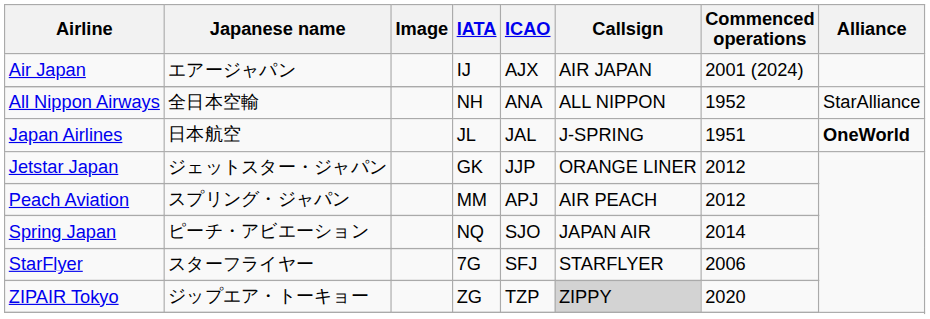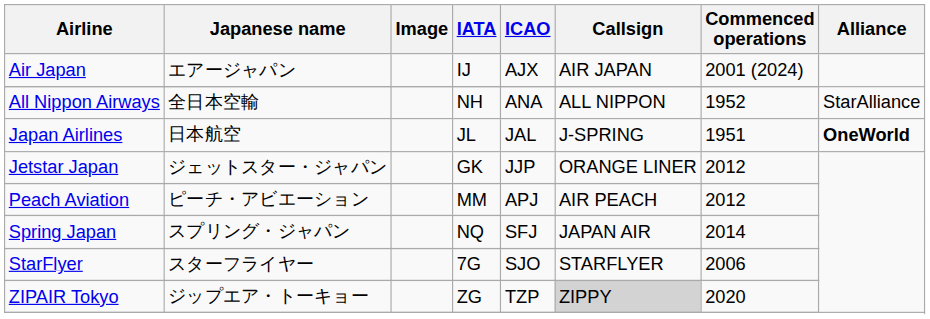(259, 198) スプリング・ジャパン -> (269, 198) ピーチ・アビエーション
(269, 231) ピーチ・アビエーション -> (259, 231) スプリング・ジャパン
(523, 231) SJO -> (521, 231) SFJ
(521, 264) SFJ -> (523, 264) SJO
